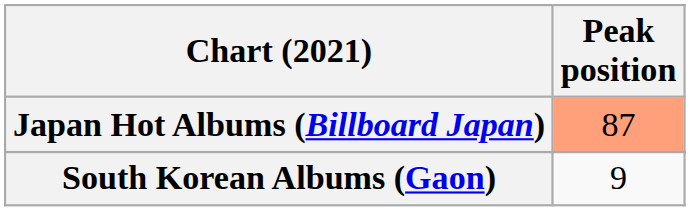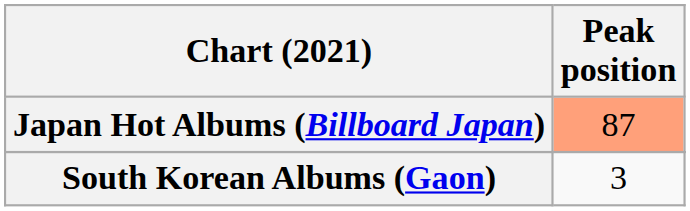(619, 177) 9 -> (619, 177) 3
